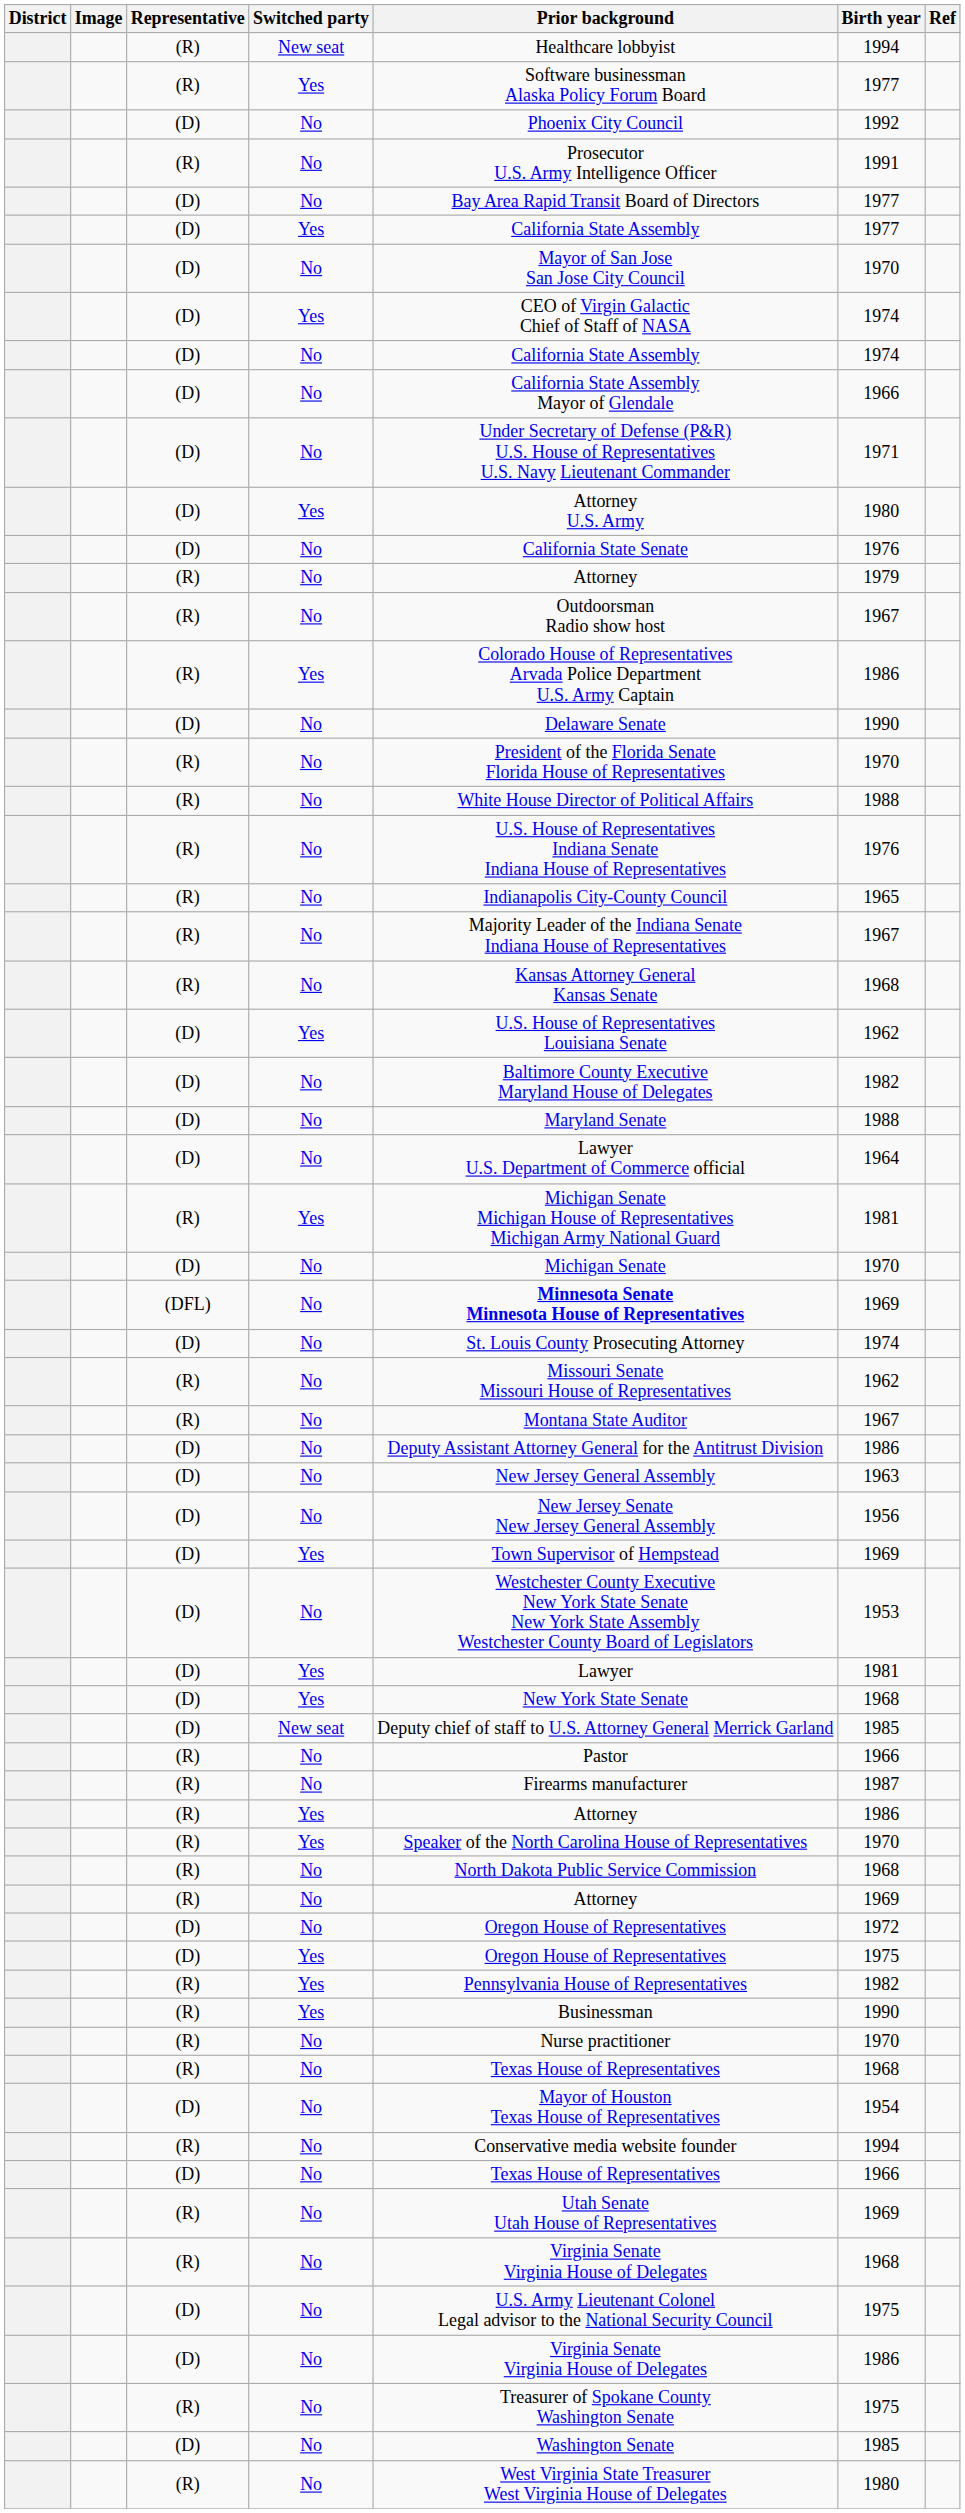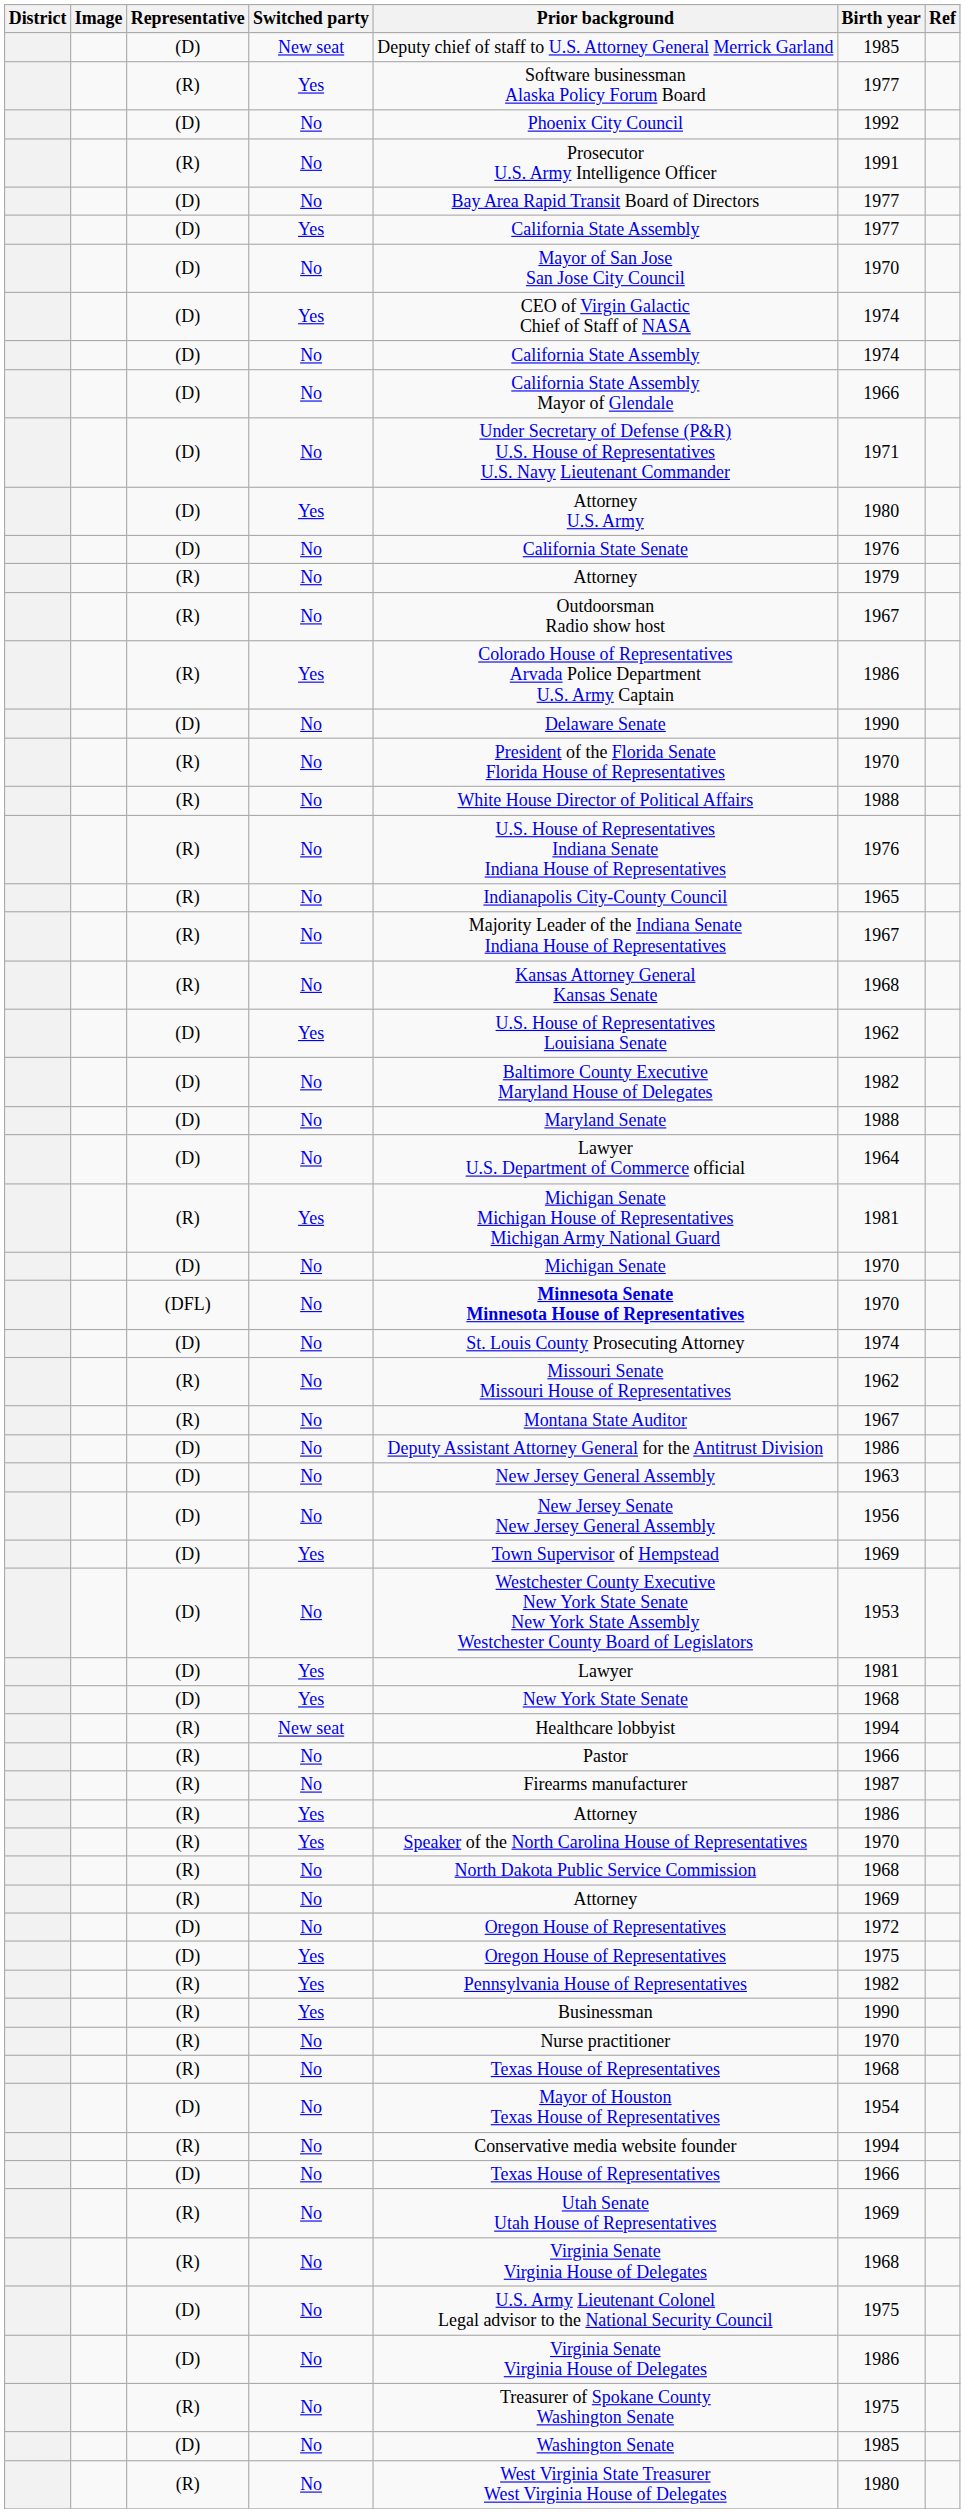rows swapped: (188, 1728) <-> (188, 47)
(881, 1304) 1969 -> (881, 1304) 1970
